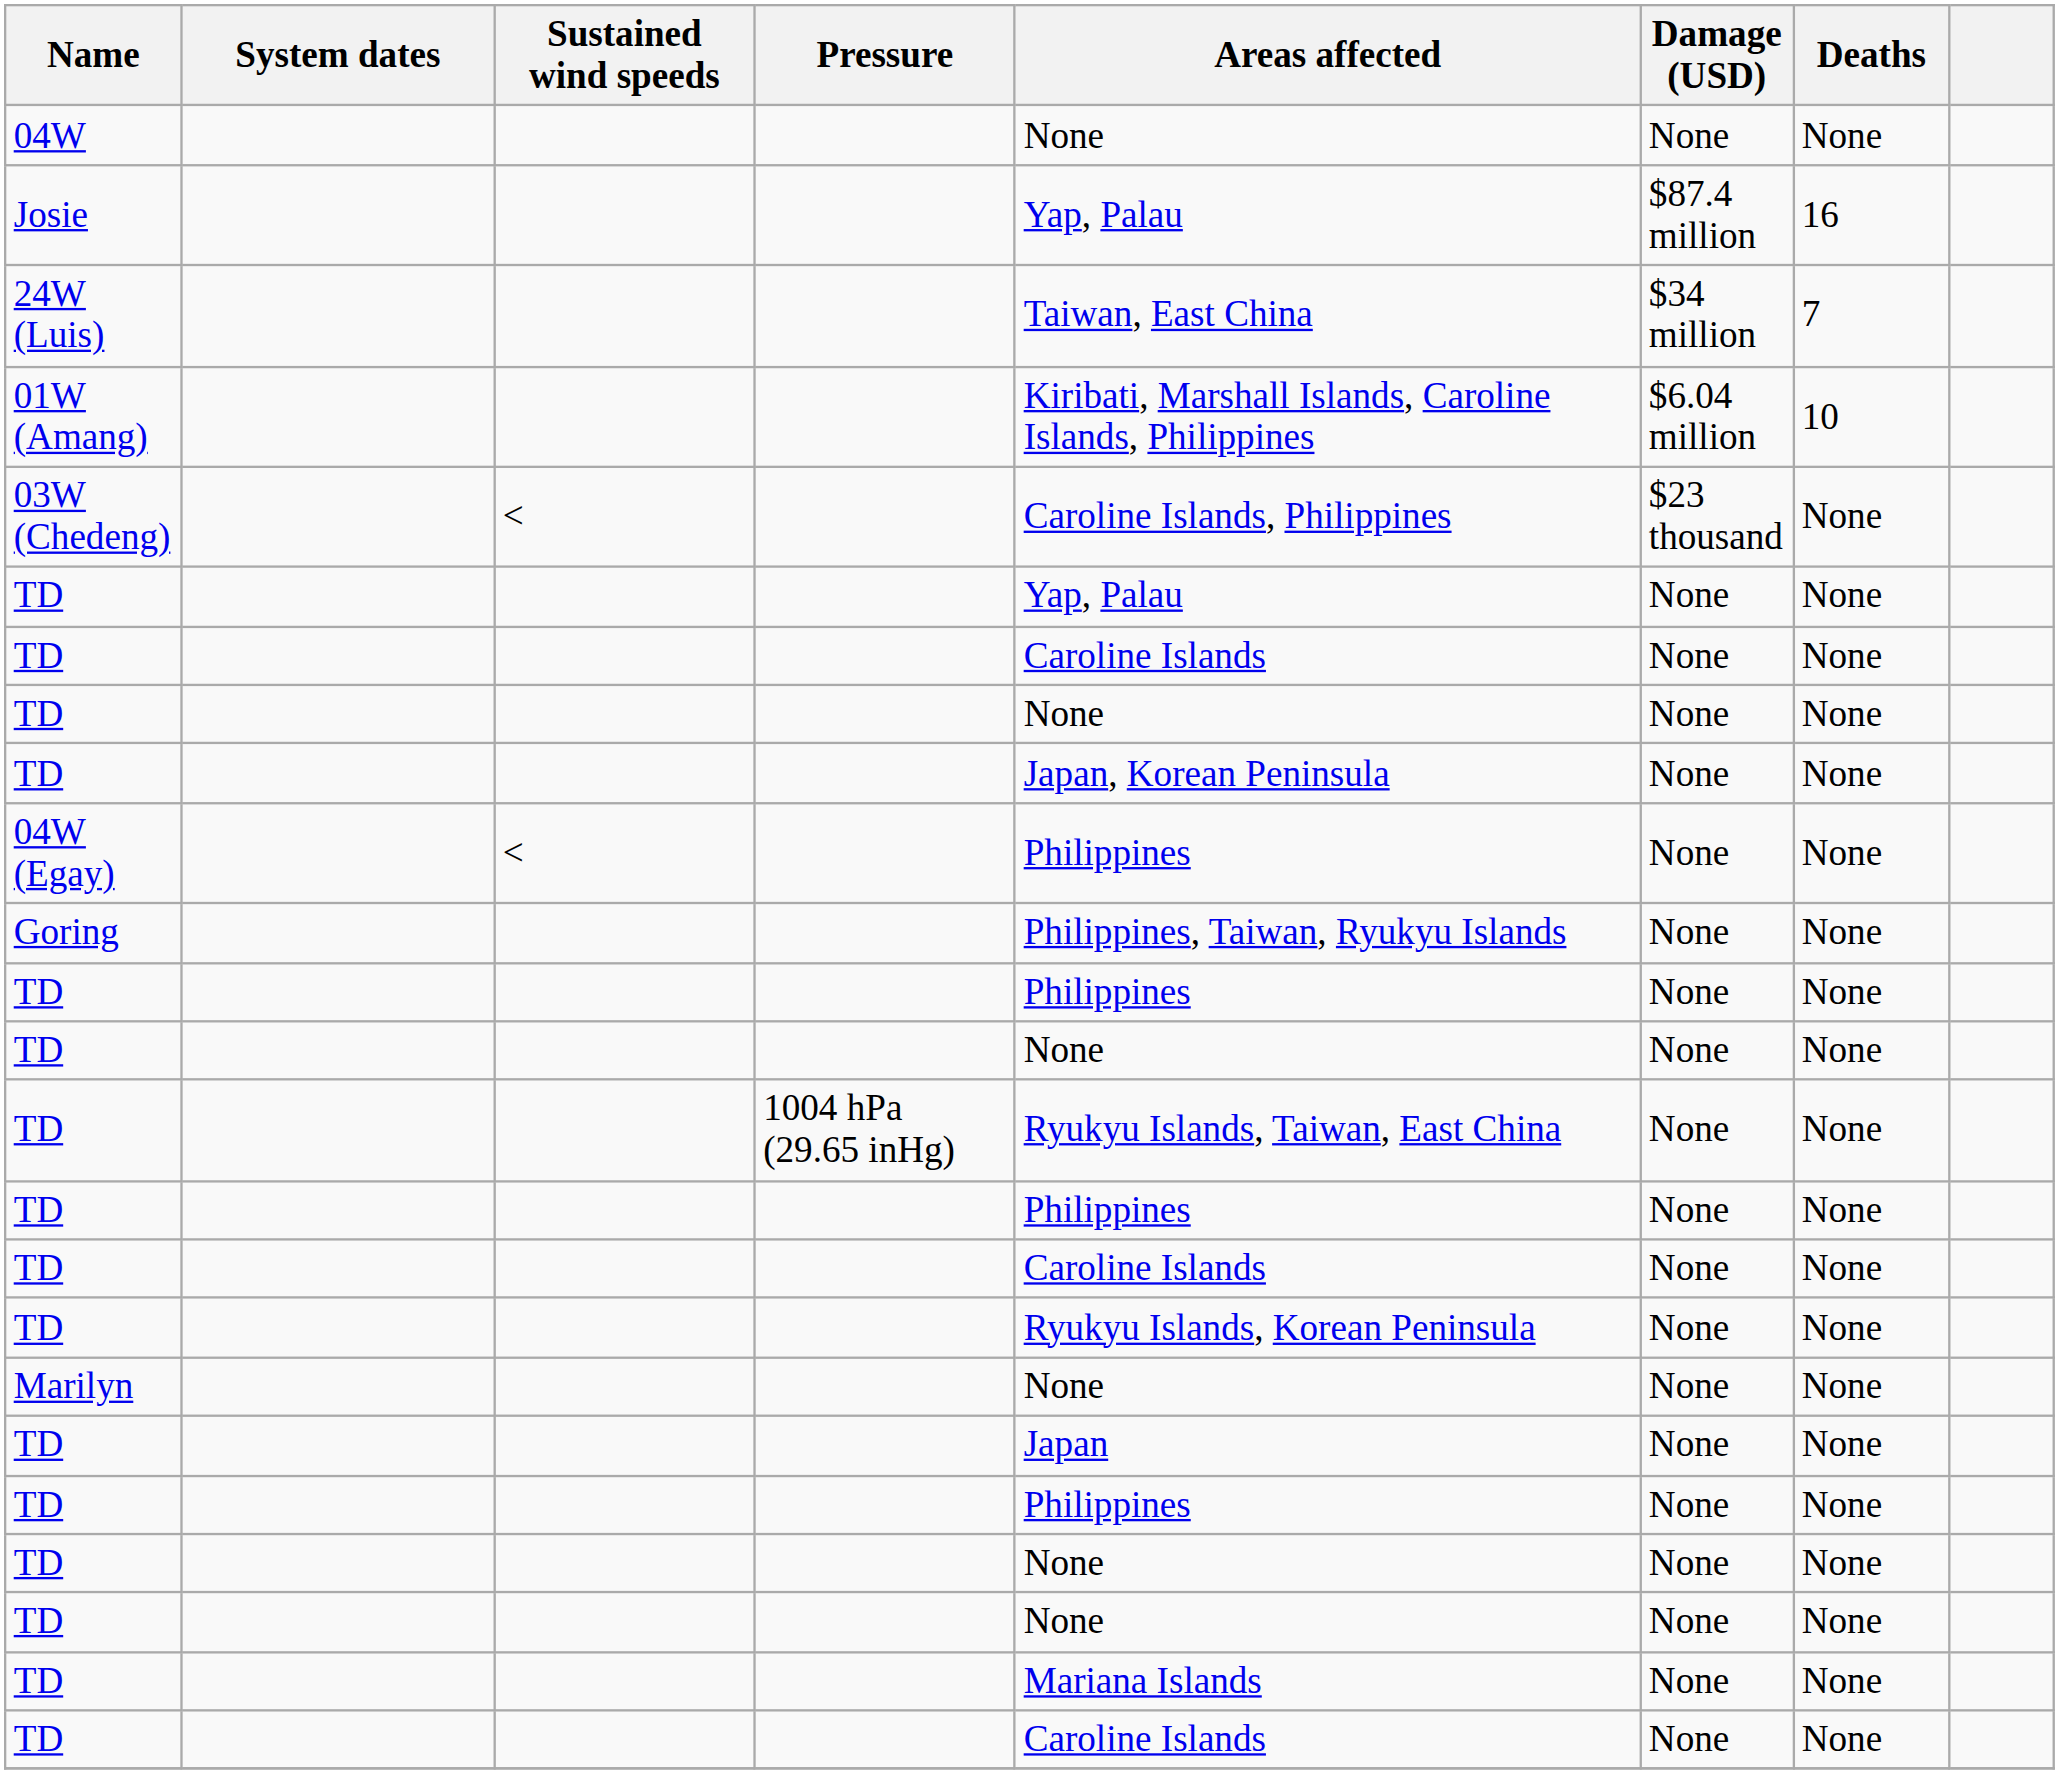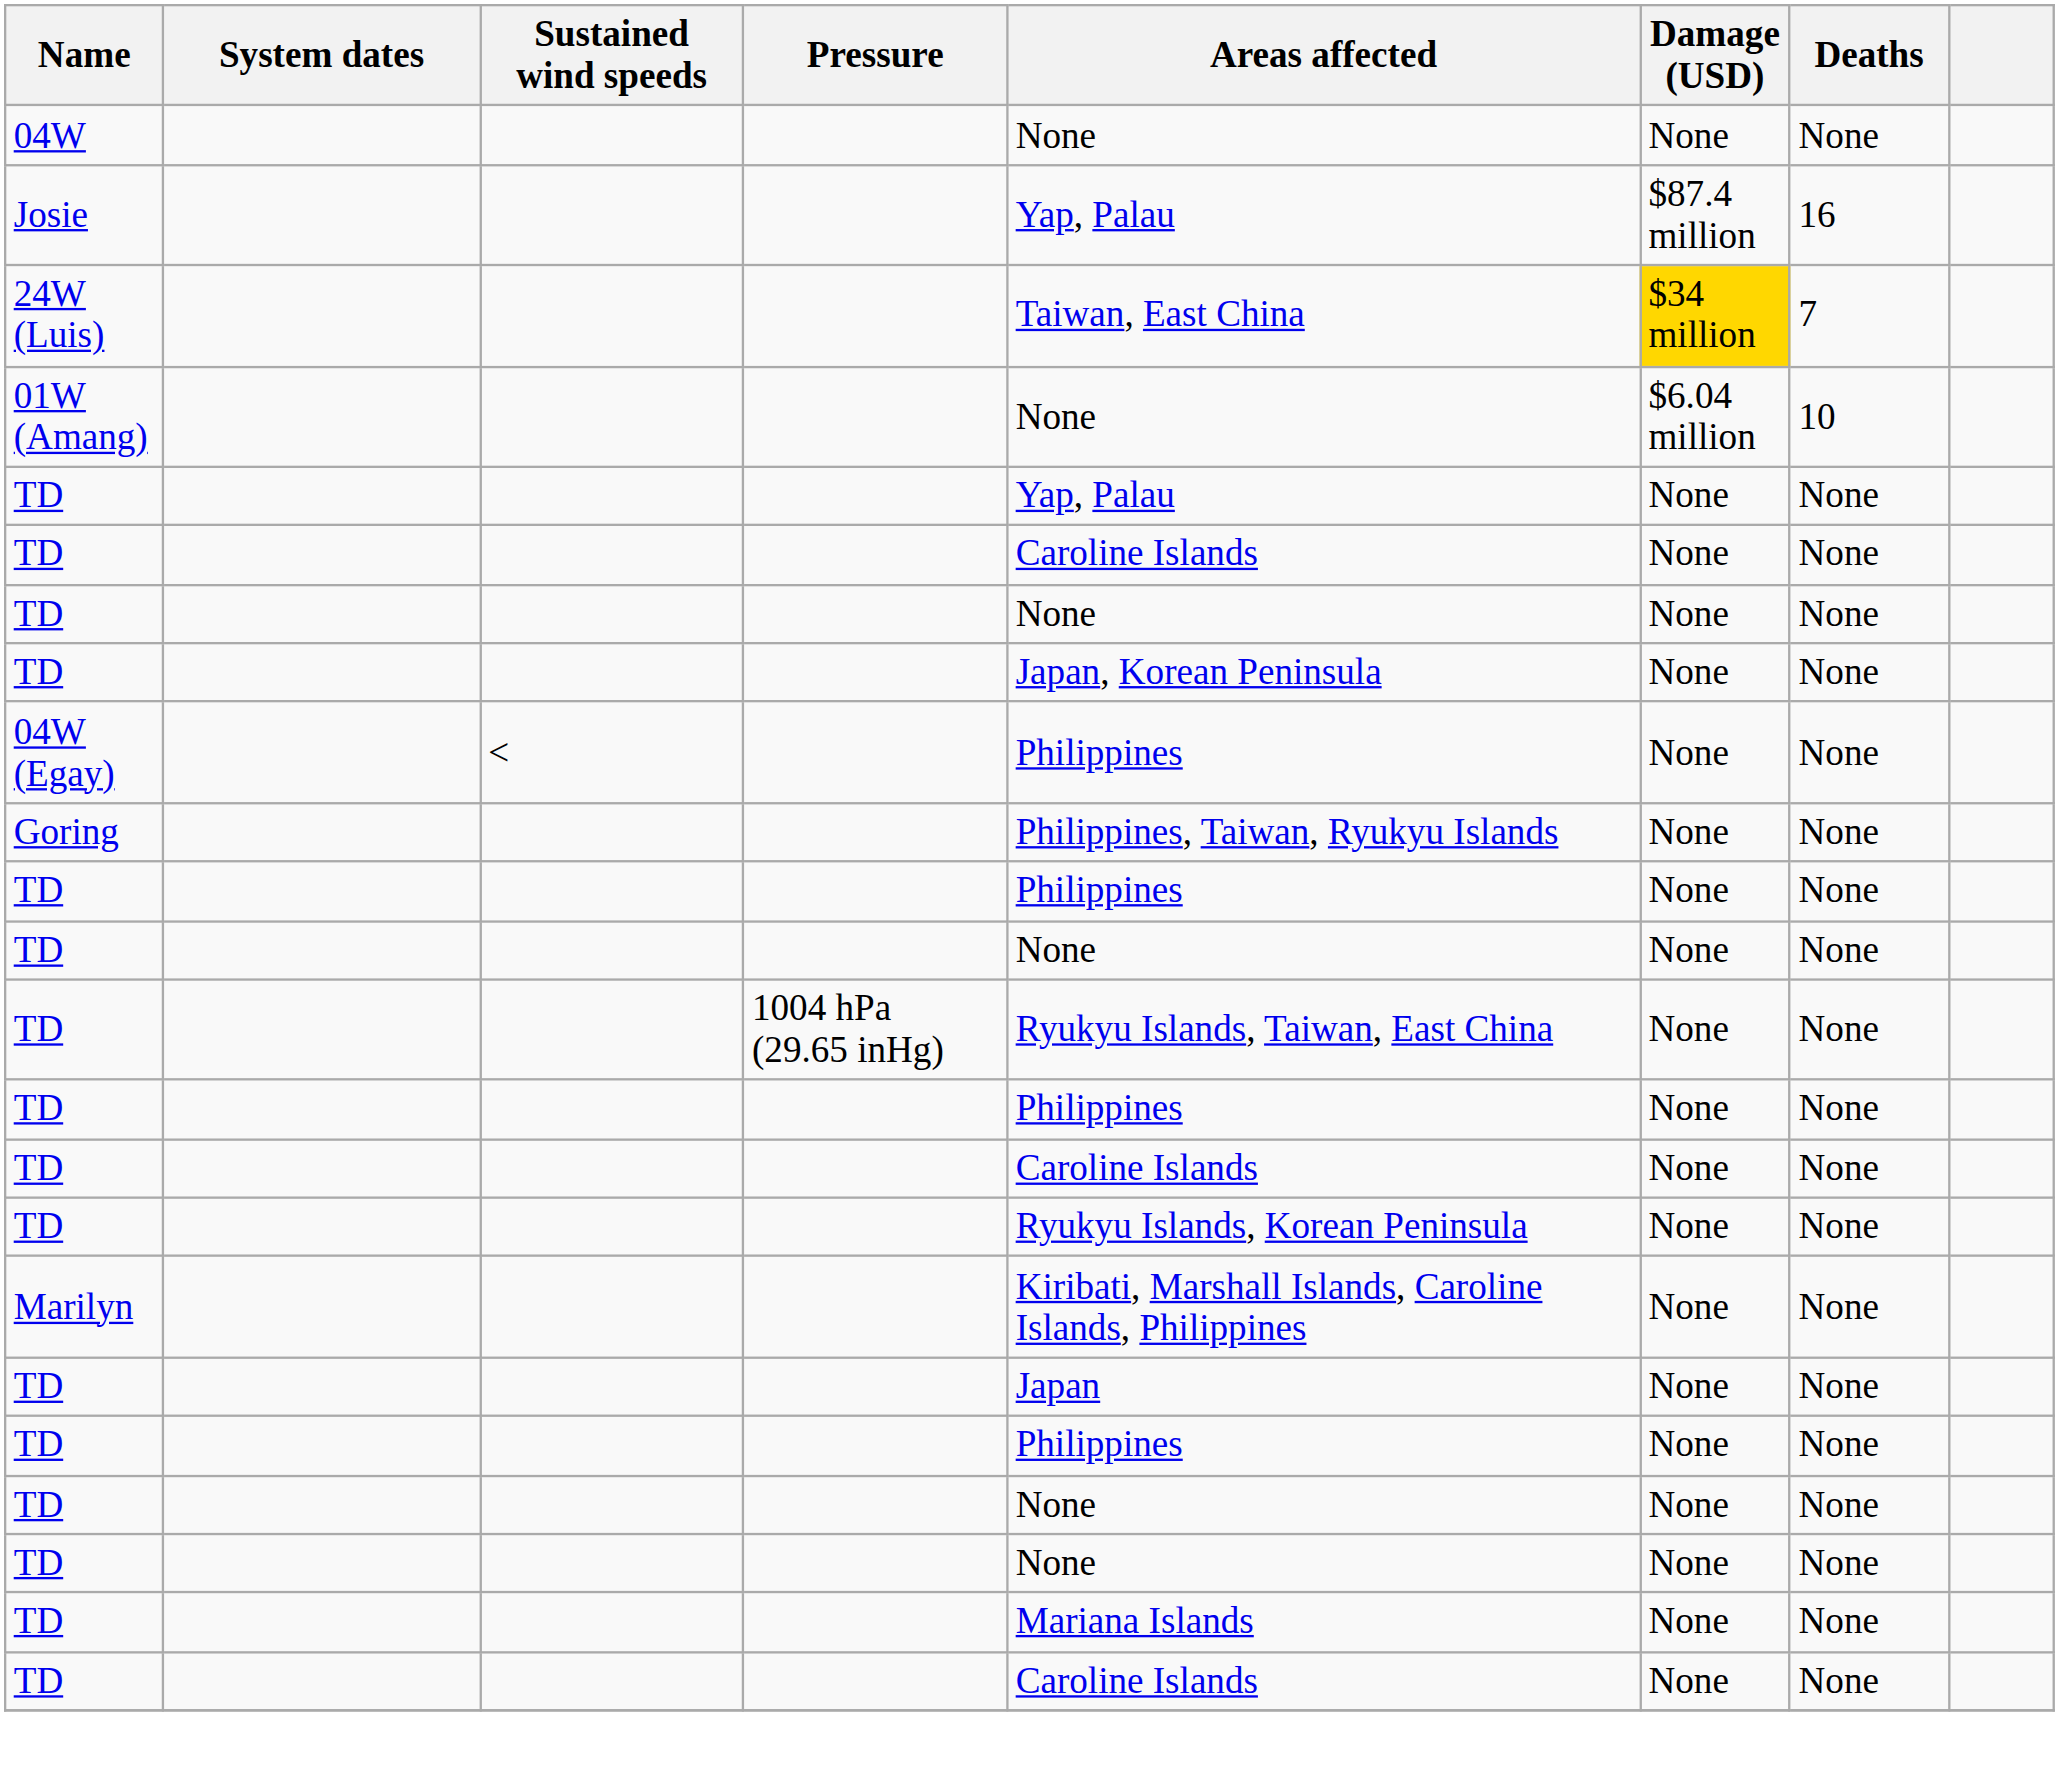(1702, 314) no background -> (1702, 314) gold background
(1287, 415) Kiribati, Marshall Islands, Caroline Islands, Philippines -> (1056, 415) None
- row: (92, 516)
(1064, 1385) None -> (1279, 1306) Kiribati, Marshall Islands, Caroline Islands, Philippines
